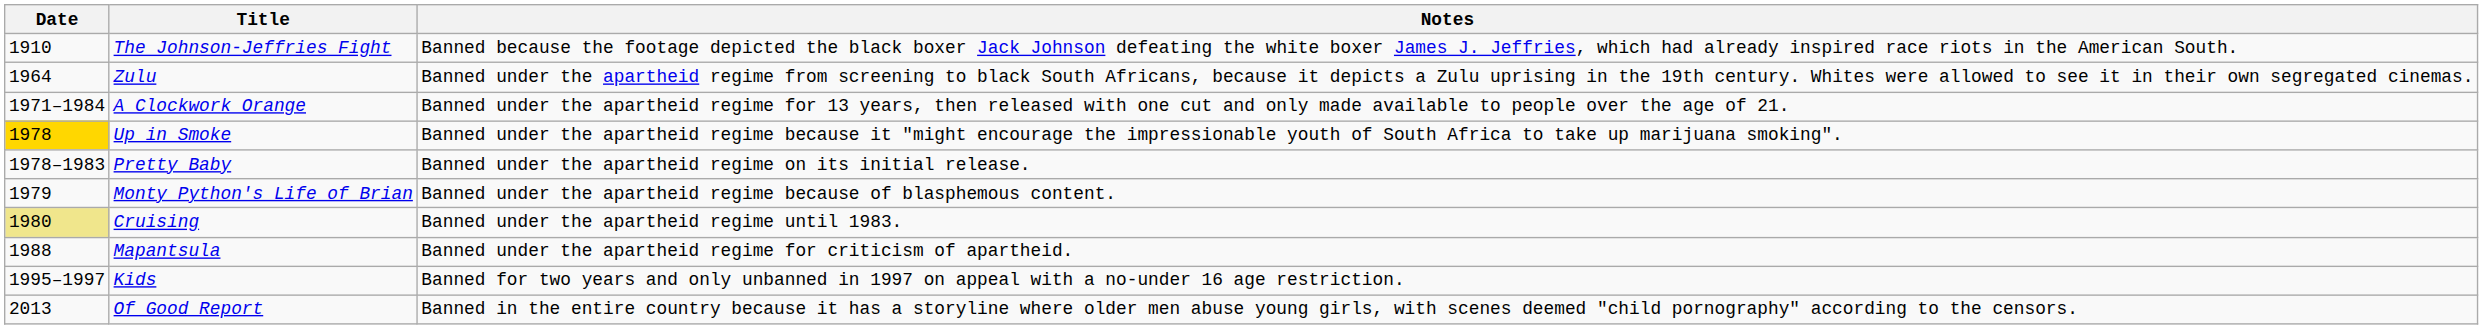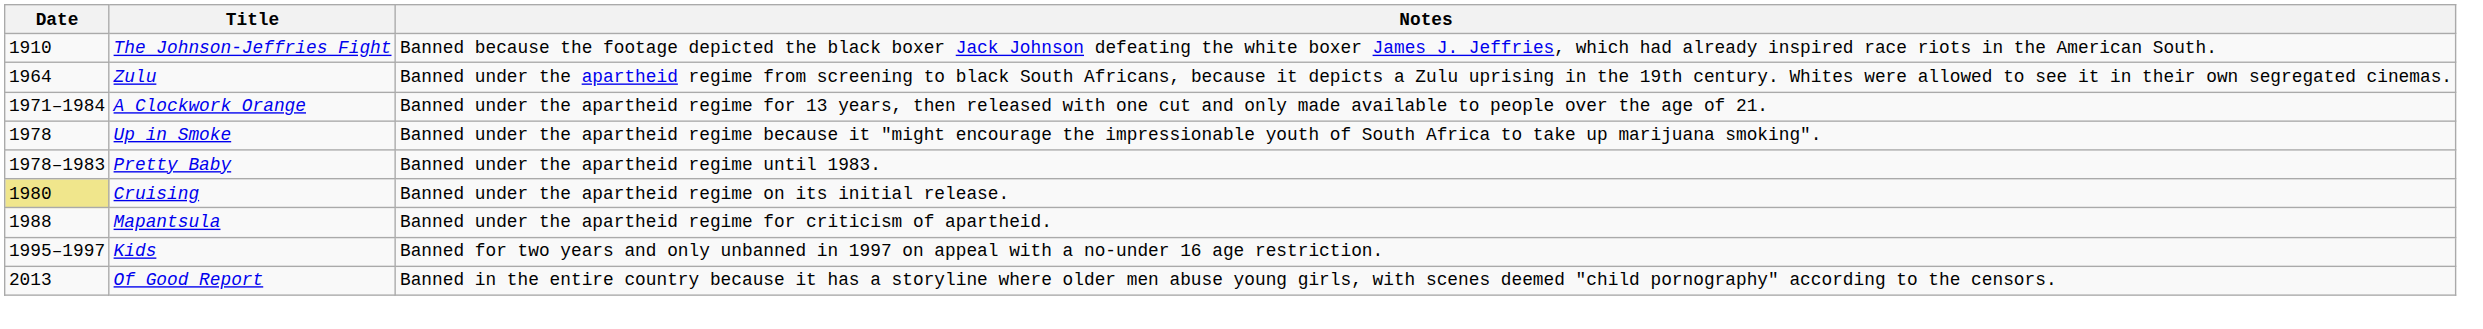(30, 135) gold background -> (30, 135) no background
(726, 164) Banned under the apartheid regime on its initial release. -> (640, 164) Banned under the apartheid regime until 1983.
- row: (263, 193)
(662, 222) Banned under the apartheid regime until 1983. -> (705, 193) Banned under the apartheid regime on its initial release.
